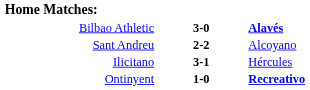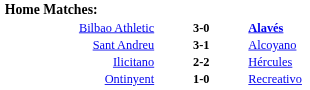(201, 44) 2-2 -> (201, 44) 3-1
(201, 62) 3-1 -> (201, 62) 2-2
(277, 79) bold -> (275, 79) normal
